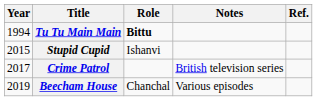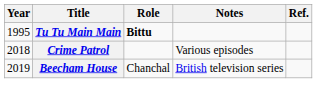(19, 31) 1994 -> (19, 31) 1995
- row: (78, 50)
(19, 68) 2017 -> (19, 50) 2018
(229, 68) British television series -> (214, 50) Various episodes
(214, 86) Various episodes -> (229, 68) British television series
